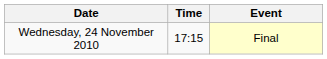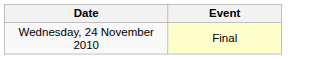- column: (189, 13)
